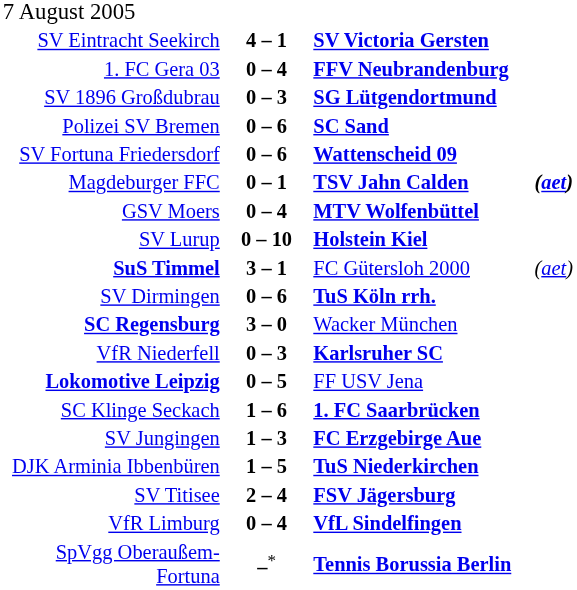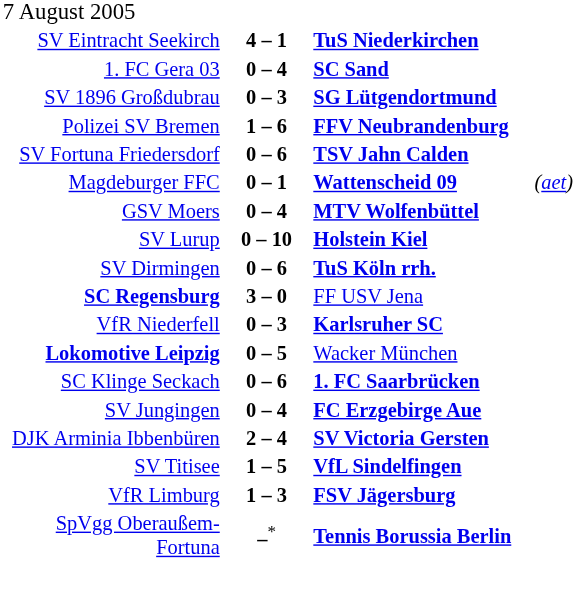(401, 40) SV Victoria Gersten -> (396, 40) TuS Niederkirchen
(411, 69) FFV Neubrandenburg -> (351, 69) SC Sand
(267, 125) 0 – 6 -> (267, 125) 1 – 6
(351, 125) SC Sand -> (411, 125) FFV Neubrandenburg
(385, 154) Wattenscheid 09 -> (391, 154) TSV Jahn Calden
(391, 182) TSV Jahn Calden -> (385, 182) Wattenscheid 09
(554, 182) bold -> (554, 182) normal
- row: (166, 267)
(385, 324) Wacker München -> (368, 296) FF USV Jena
(368, 381) FF USV Jena -> (385, 353) Wacker München
(267, 409) 1 – 6 -> (267, 381) 0 – 6
(267, 438) 1 – 3 -> (267, 409) 0 – 4
(267, 466) 1 – 5 -> (267, 438) 2 – 4
(396, 466) TuS Niederkirchen -> (401, 438) SV Victoria Gersten
(267, 495) 2 – 4 -> (267, 466) 1 – 5
(384, 495) FSV Jägersburg -> (387, 466) VfL Sindelfingen
(267, 523) 0 – 4 -> (267, 495) 1 – 3
(387, 523) VfL Sindelfingen -> (384, 495) FSV Jägersburg
